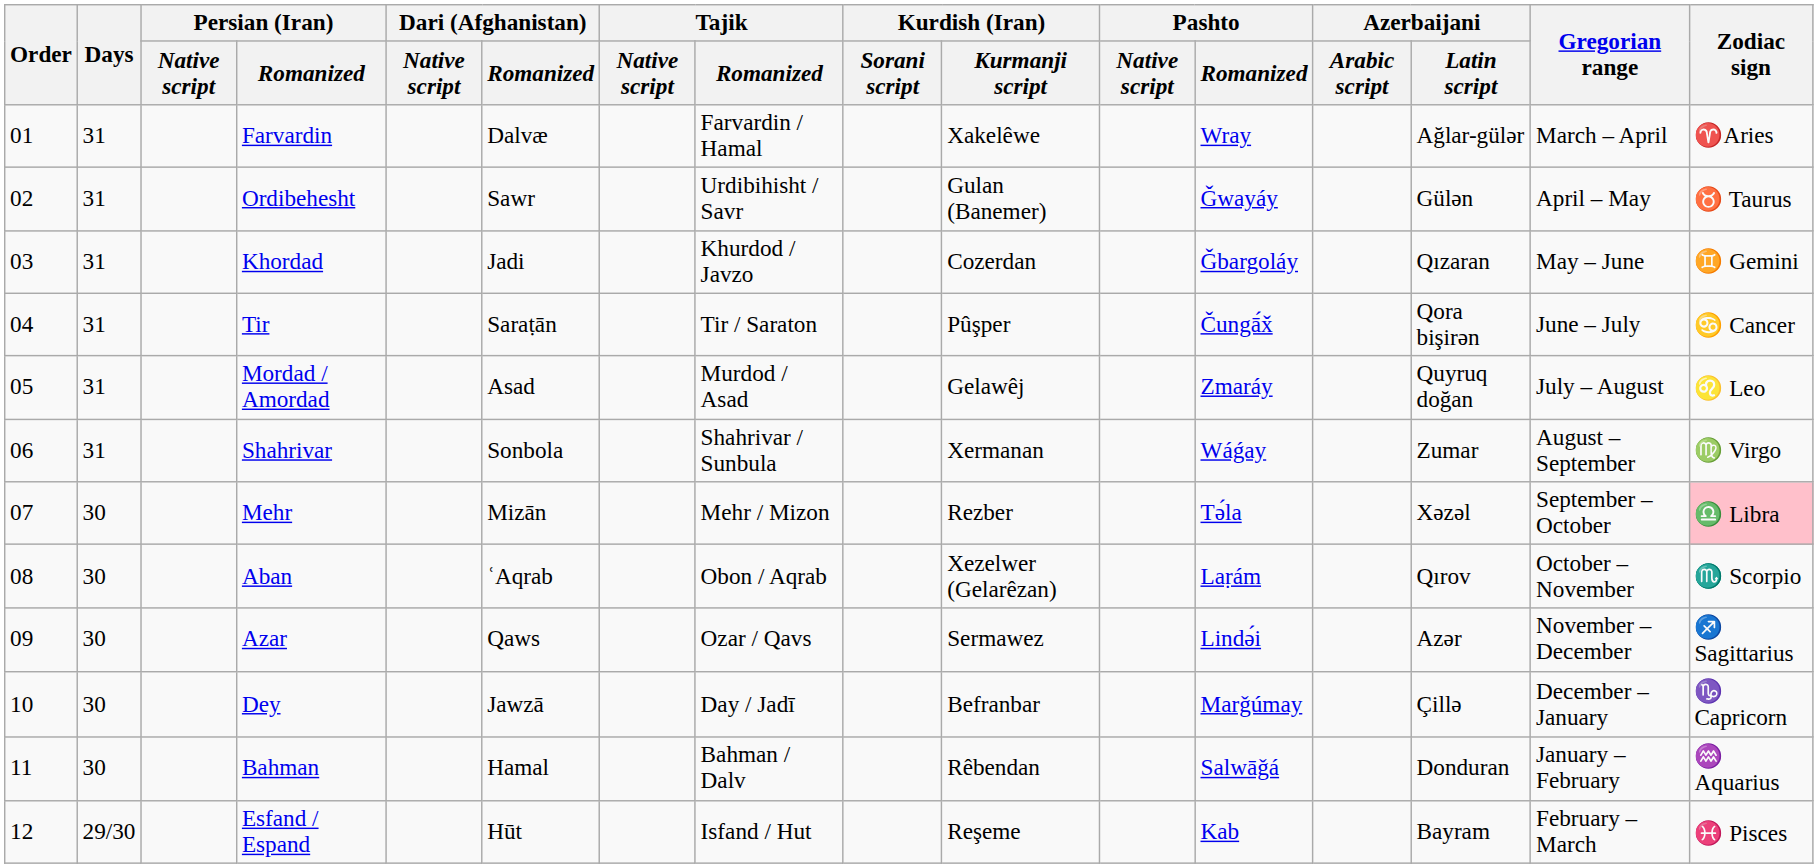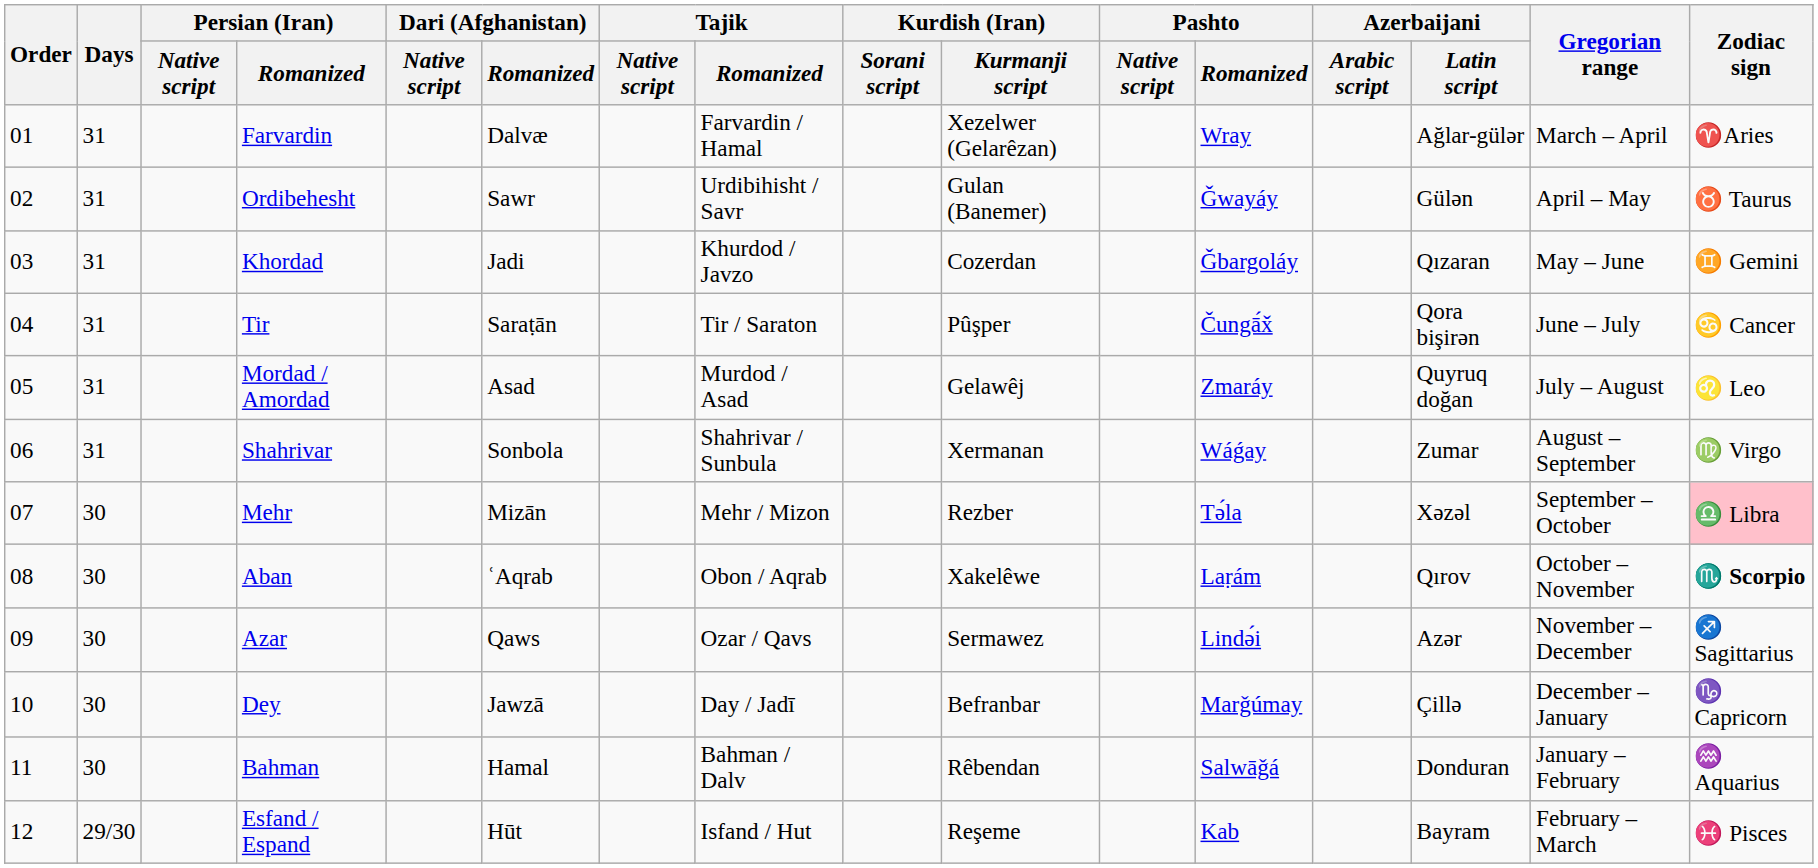(994, 135) Xakelêwe -> (1002, 135) Xezelwer (Gelarêzan)
(1002, 575) Xezelwer (Gelarêzan) -> (994, 575) Xakelêwe
(1748, 576) normal -> (1750, 576) bold
